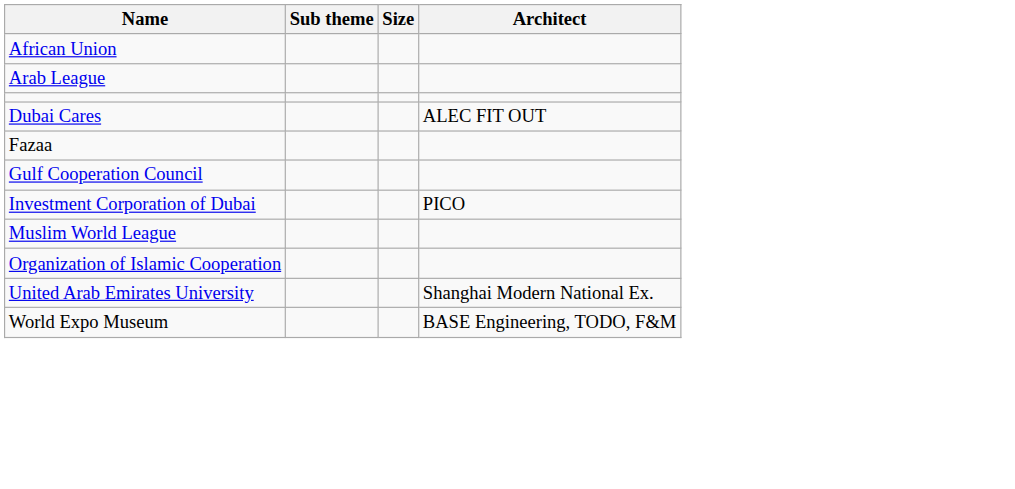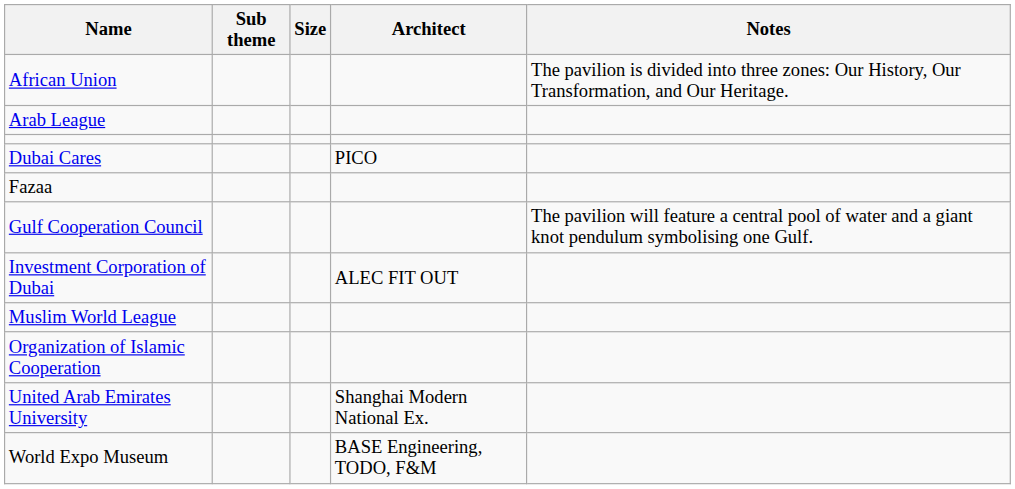+ column: (769, 29)
(485, 116) ALEC FIT OUT -> (356, 157) PICO
(444, 204) PICO -> (397, 277) ALEC FIT OUT
